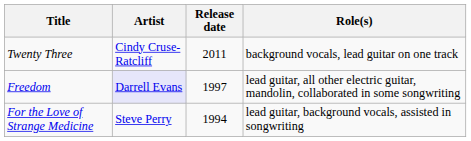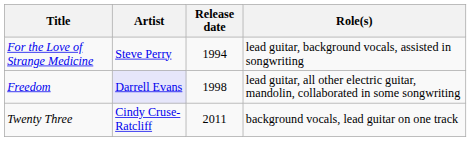rows swapped: (50, 119) <-> (40, 53)
(215, 86) 1997 -> (215, 86) 1998
